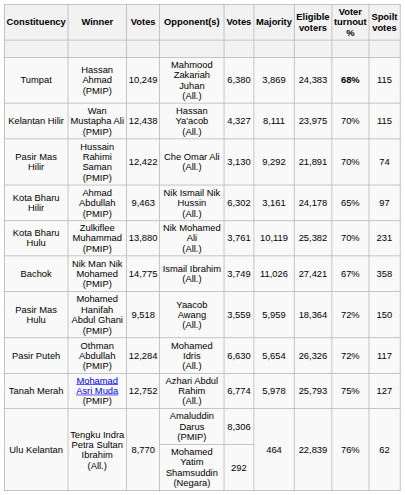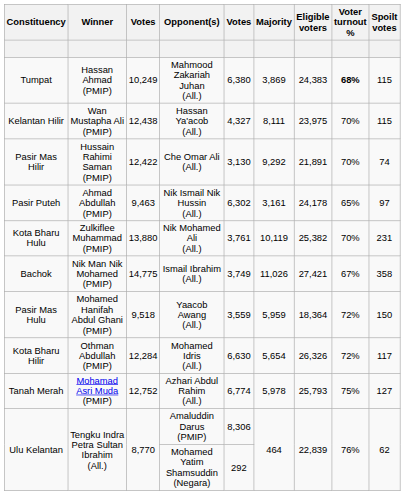(36, 203) Kota Bharu Hilir -> (36, 203) Pasir Puteh
(36, 356) Pasir Puteh -> (36, 356) Kota Bharu Hilir
